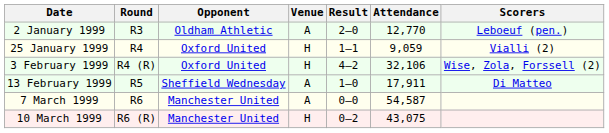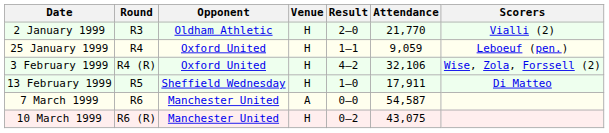(307, 31) A -> (307, 31) H
(406, 31) 12,770 -> (406, 31) 21,770
(522, 31) Leboeuf (pen.) -> (522, 31) Vialli (2)
(522, 49) Vialli (2) -> (522, 49) Leboeuf (pen.)
(307, 84) A -> (307, 84) H
